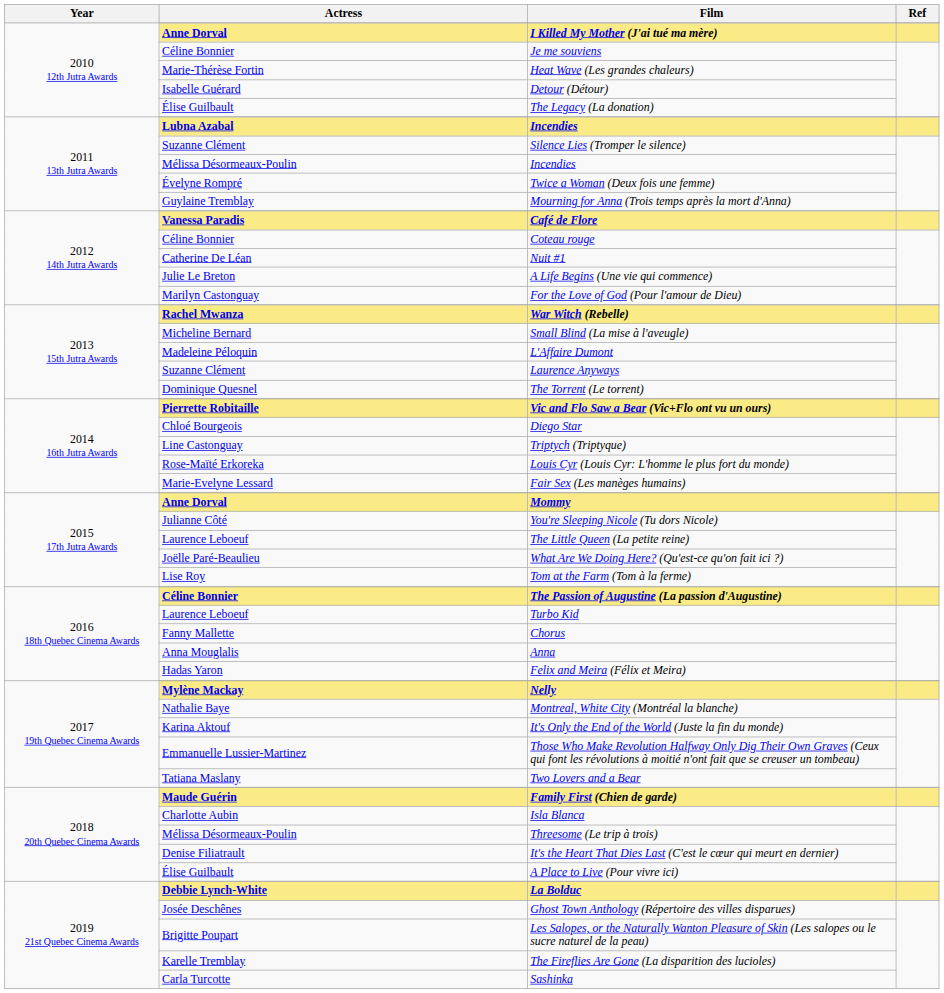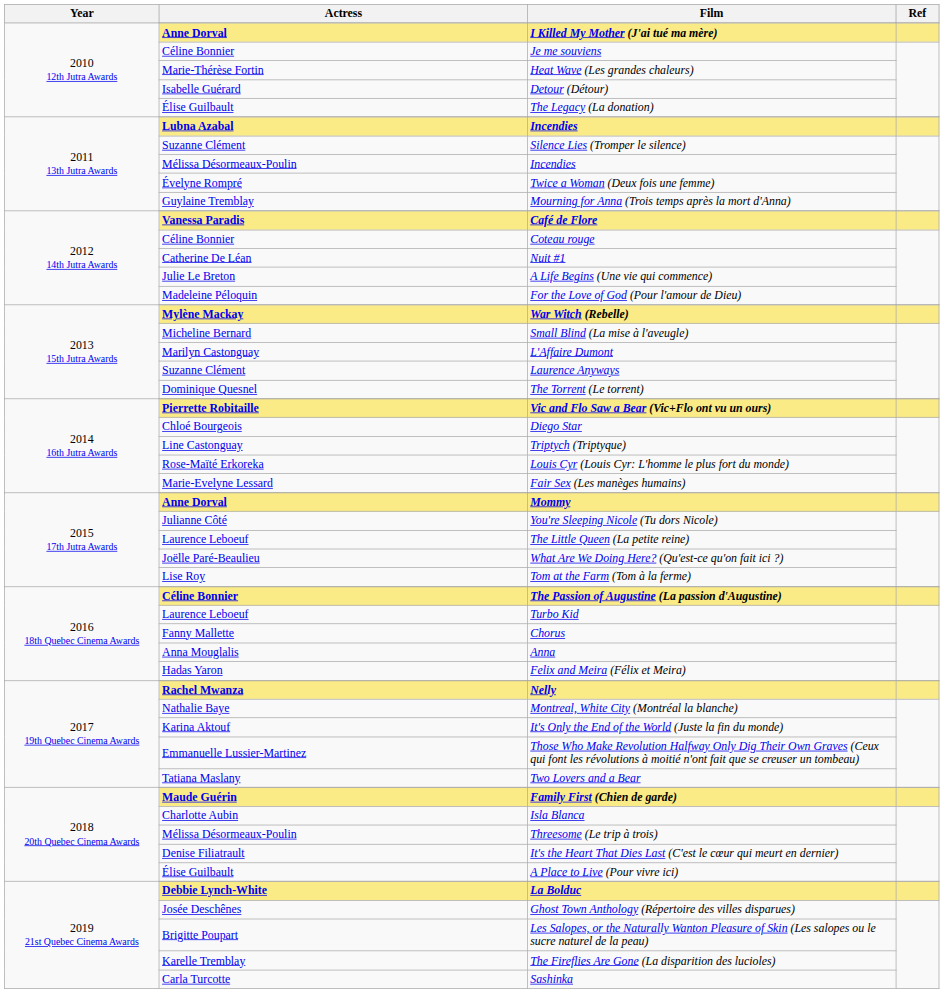(211, 295) Marilyn Castonguay -> (210, 295) Madeleine Péloquin
(203, 314) Rachel Mwanza -> (203, 314) Mylène Mackay
(210, 351) Madeleine Péloquin -> (211, 351) Marilyn Castonguay
(203, 689) Mylène Mackay -> (203, 689) Rachel Mwanza
